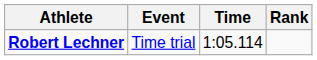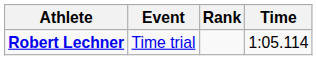columns swapped: (233, 17) <-> (289, 17)
